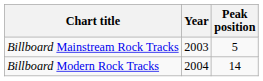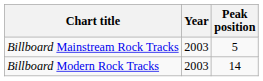(196, 66) 2004 -> (196, 66) 2003
